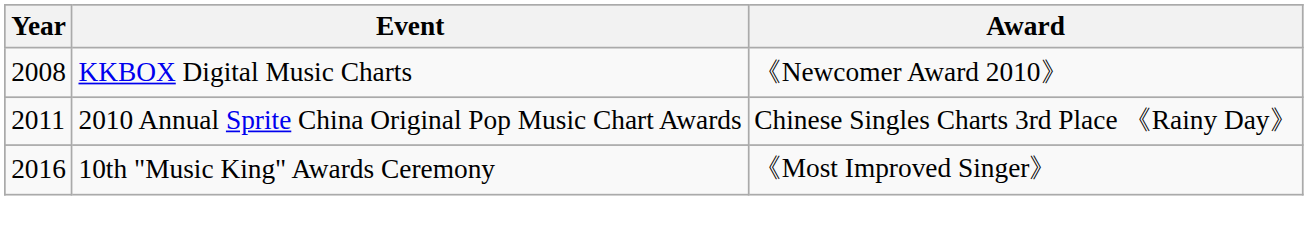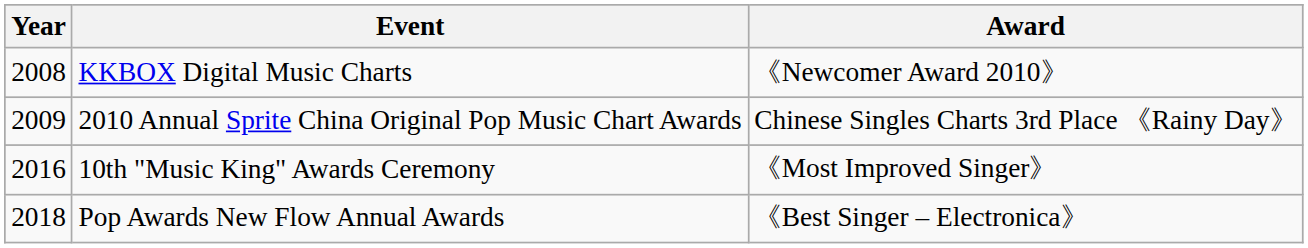(38, 120) 2011 -> (39, 120) 2009
+ row: (291, 217)
